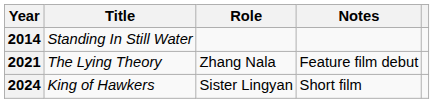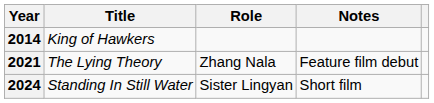(120, 39) Standing In Still Water -> (101, 39) King of Hawkers
(101, 86) King of Hawkers -> (120, 86) Standing In Still Water
